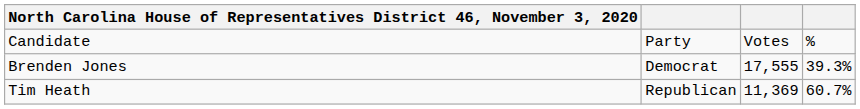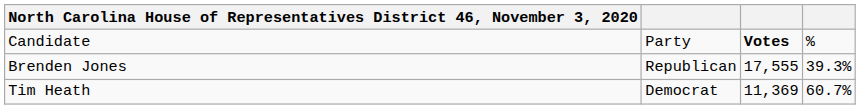(767, 42) normal -> (767, 42) bold
(682, 67) Democrat -> (691, 67) Republican
(691, 91) Republican -> (682, 91) Democrat
